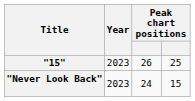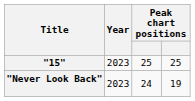(146, 63) 26 -> (146, 63) 25
(176, 84) 15 -> (176, 84) 19
